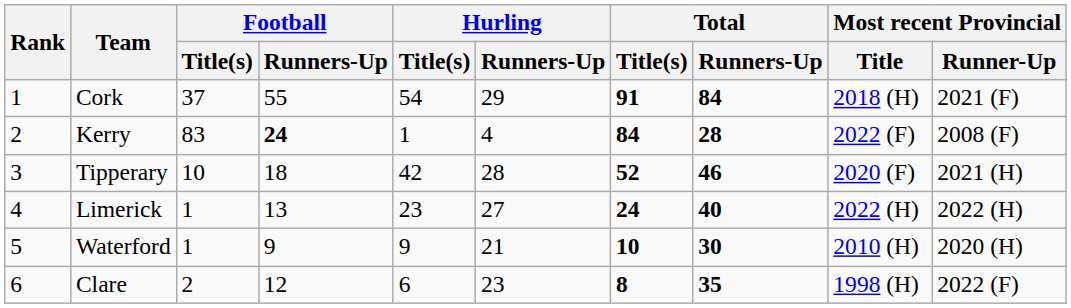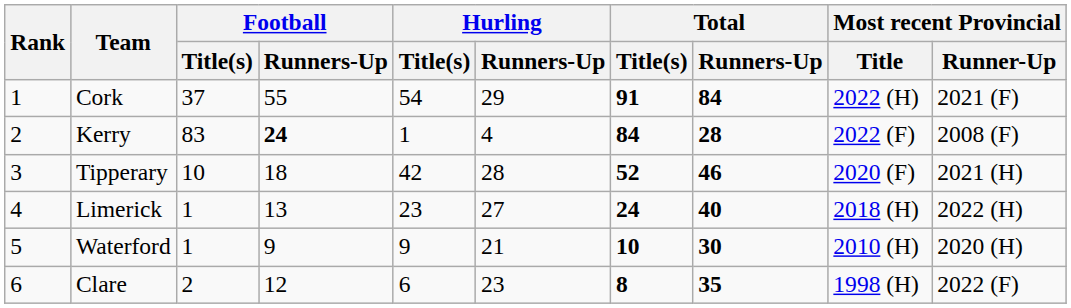(876, 97) 2018 (H) -> (876, 97) 2022 (H)
(876, 209) 2022 (H) -> (876, 209) 2018 (H)
